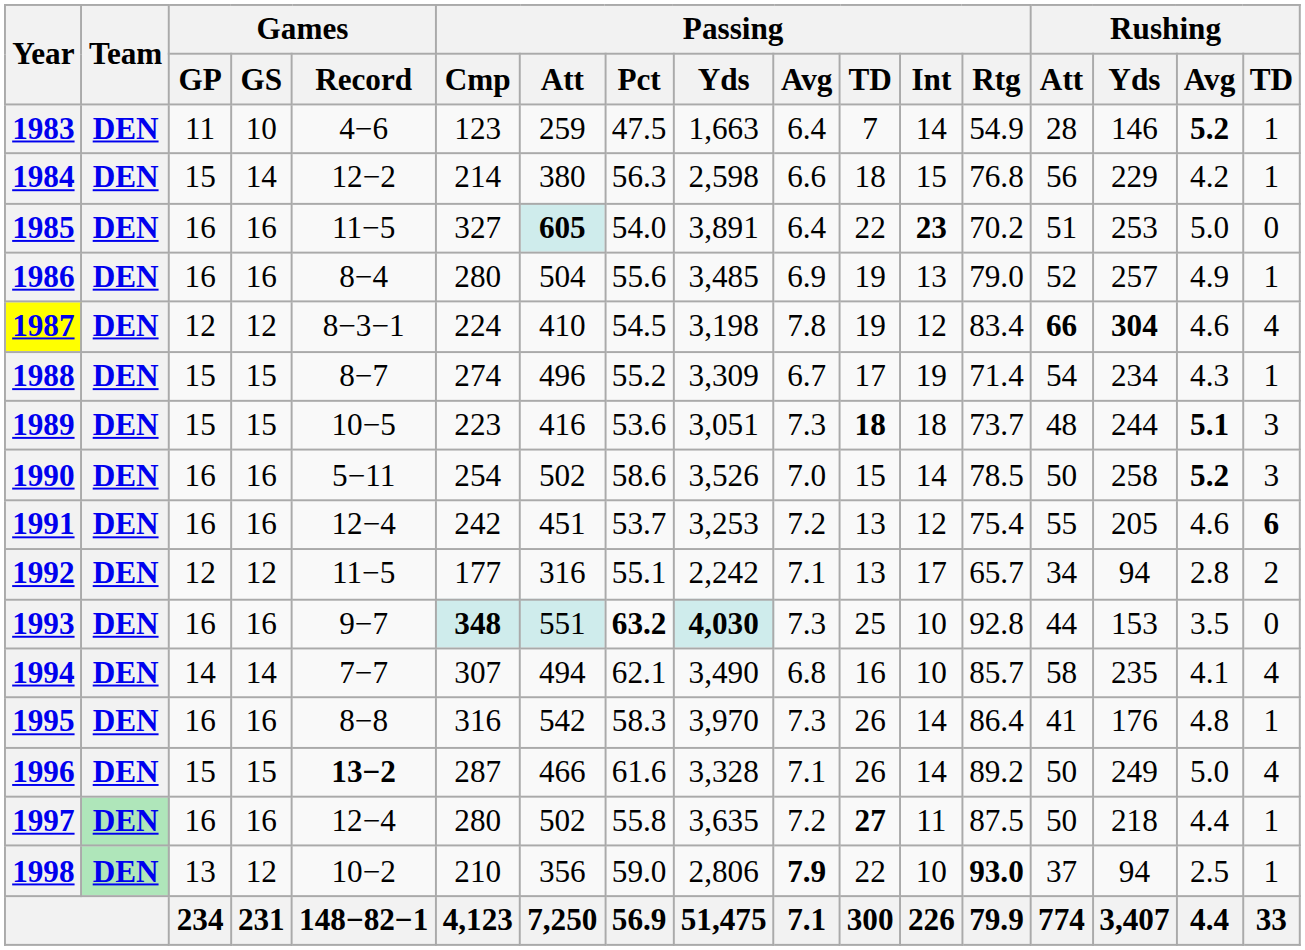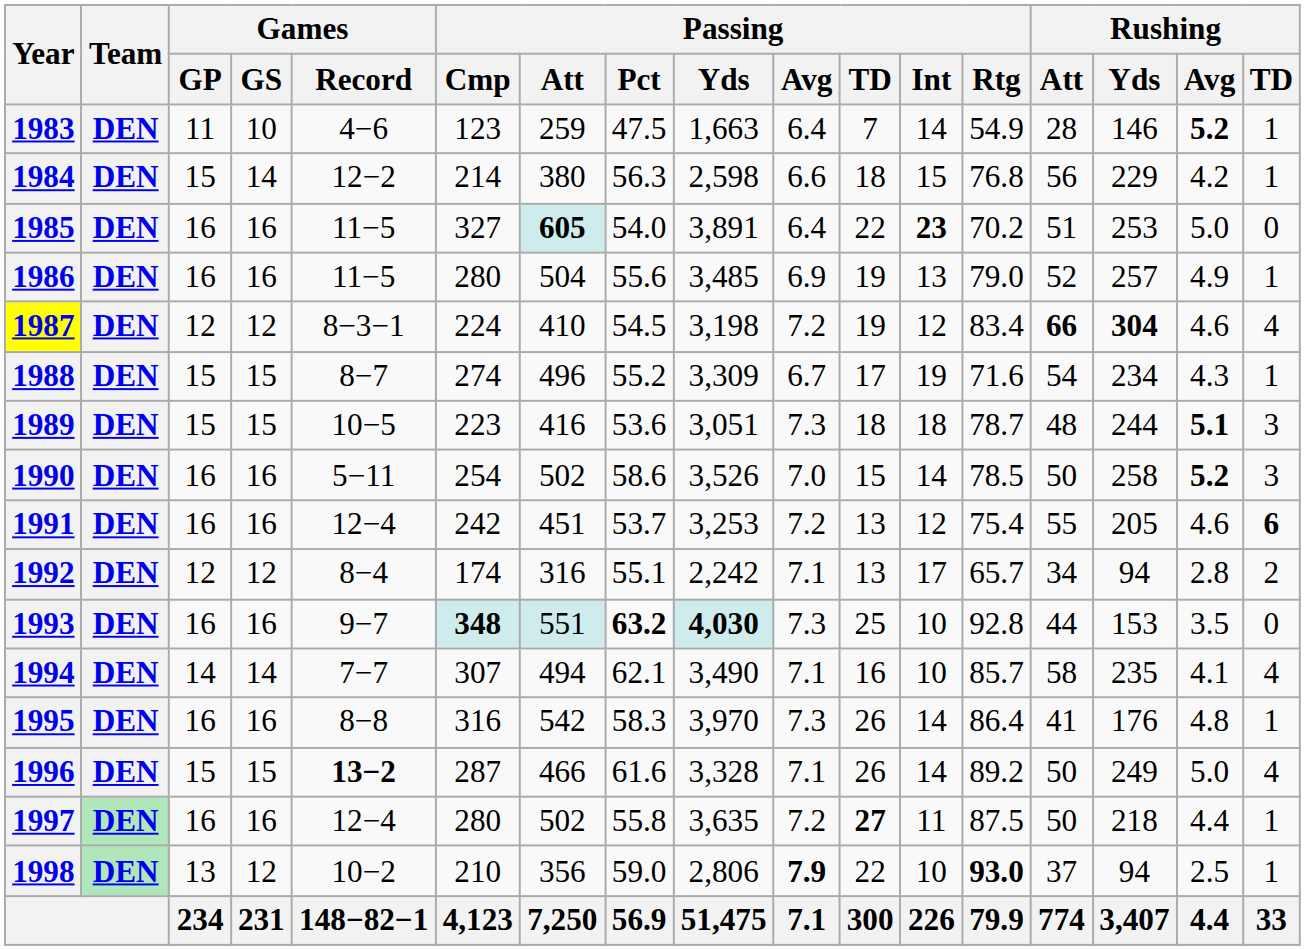(364, 276) 8−4 -> (364, 276) 11−5
(807, 326) 7.8 -> (807, 326) 7.2
(996, 375) 71.4 -> (996, 375) 71.6
(870, 425) bold -> (870, 425) normal
(996, 425) 73.7 -> (996, 425) 78.7
(364, 573) 11−5 -> (364, 573) 8−4
(478, 573) 177 -> (478, 573) 174
(807, 672) 6.8 -> (807, 672) 7.1
